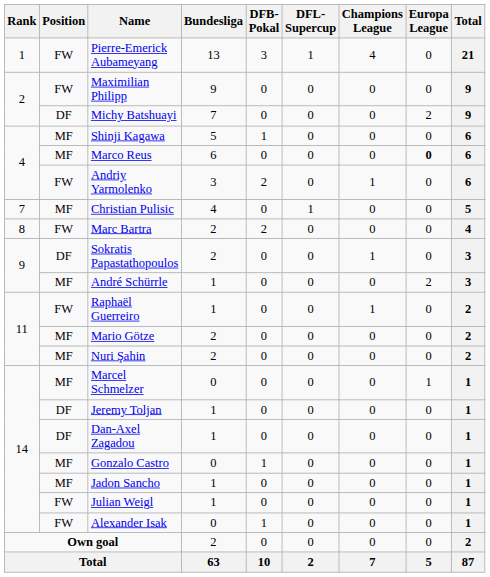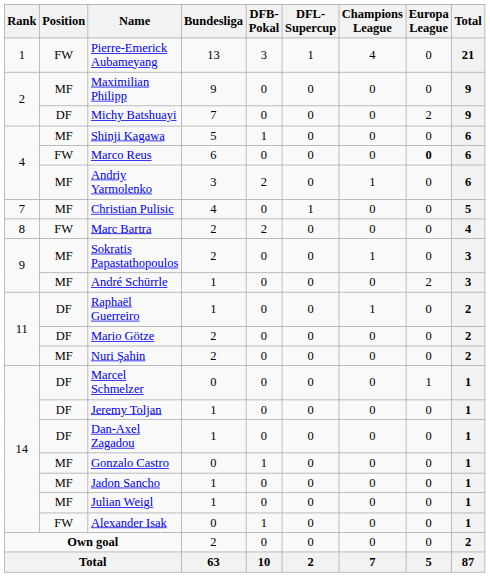(64, 89) FW -> (64, 89) MF
(64, 155) MF -> (64, 155) FW
(64, 182) FW -> (64, 182) MF
(64, 255) DF -> (64, 255) MF
(64, 309) FW -> (64, 309) DF
(64, 336) MF -> (64, 336) DF
(64, 382) MF -> (64, 382) DF
(64, 502) FW -> (64, 502) MF
